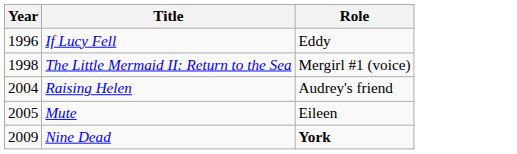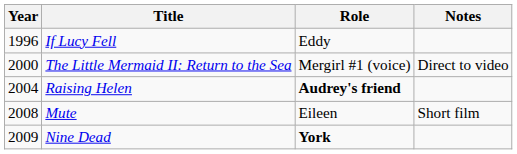+ column: (463, 16)
(23, 64) 1998 -> (23, 64) 2000
(346, 88) normal -> (350, 88) bold
(23, 112) 2005 -> (23, 112) 2008
